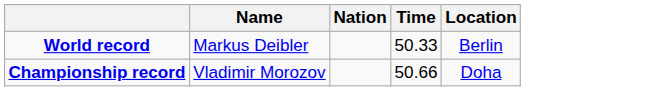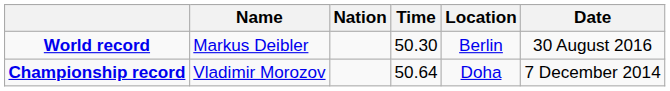+ column: (593, 18)
(416, 45) 50.33 -> (416, 45) 50.30
(416, 72) 50.66 -> (416, 72) 50.64
